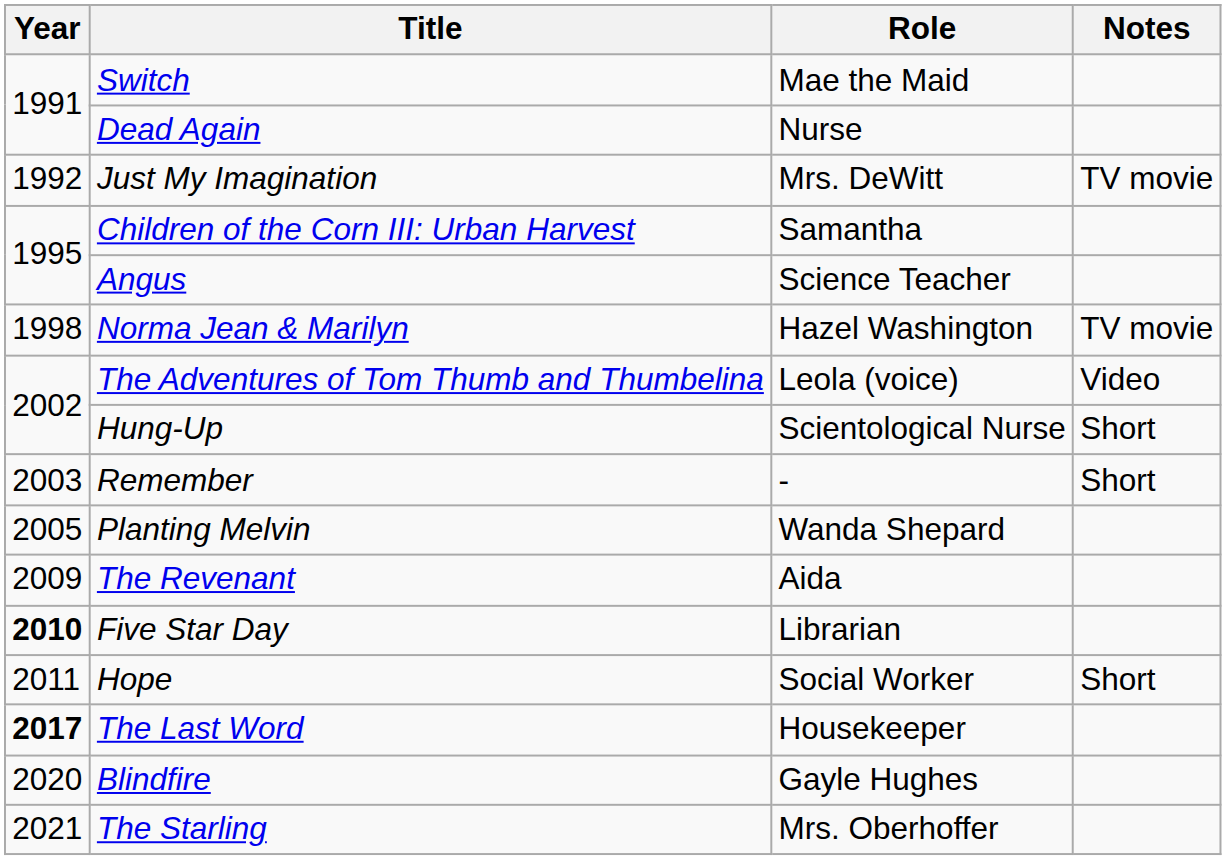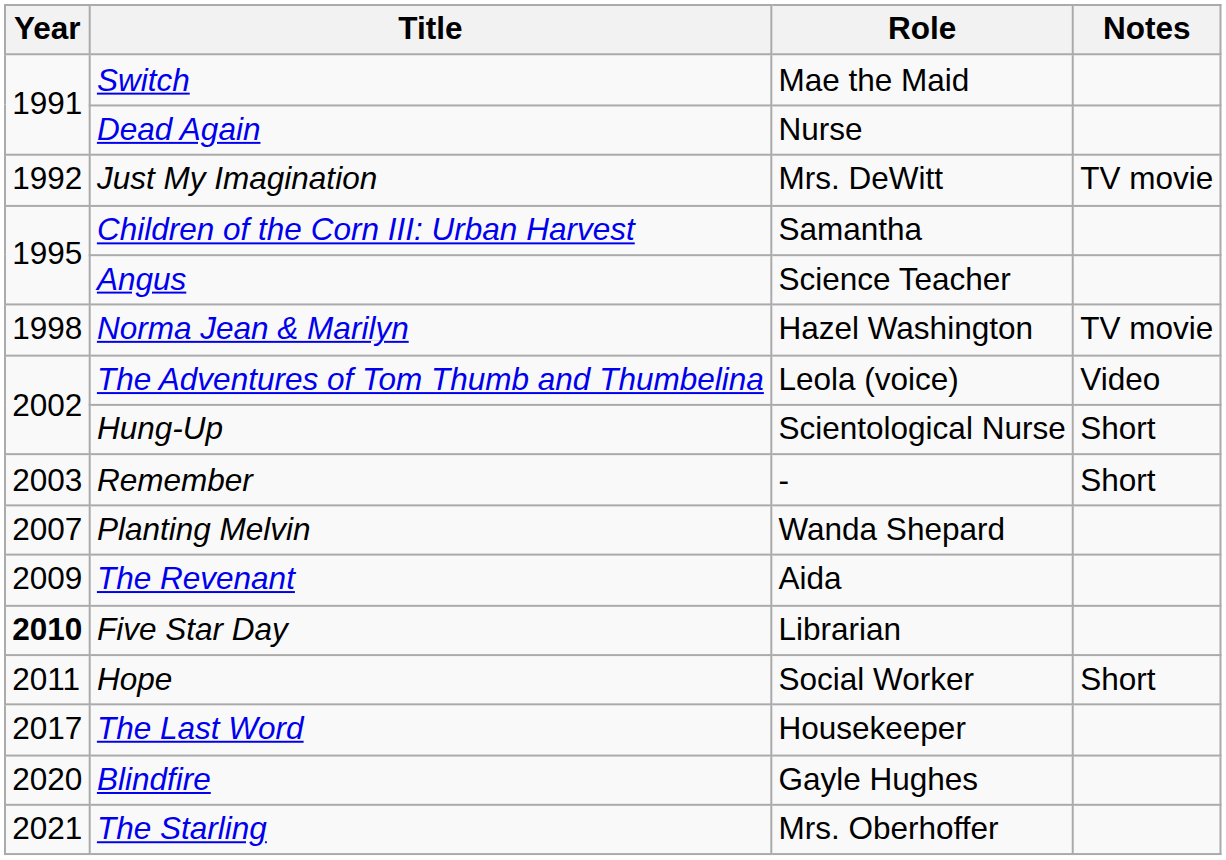(47, 529) 2005 -> (47, 529) 2007
(47, 729) bold -> (47, 729) normal
